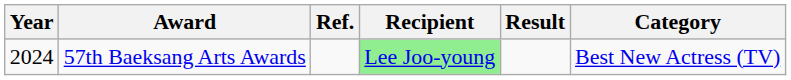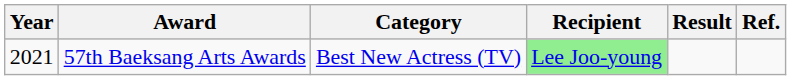columns swapped: (678, 21) <-> (335, 21)
(32, 56) 2024 -> (32, 56) 2021
